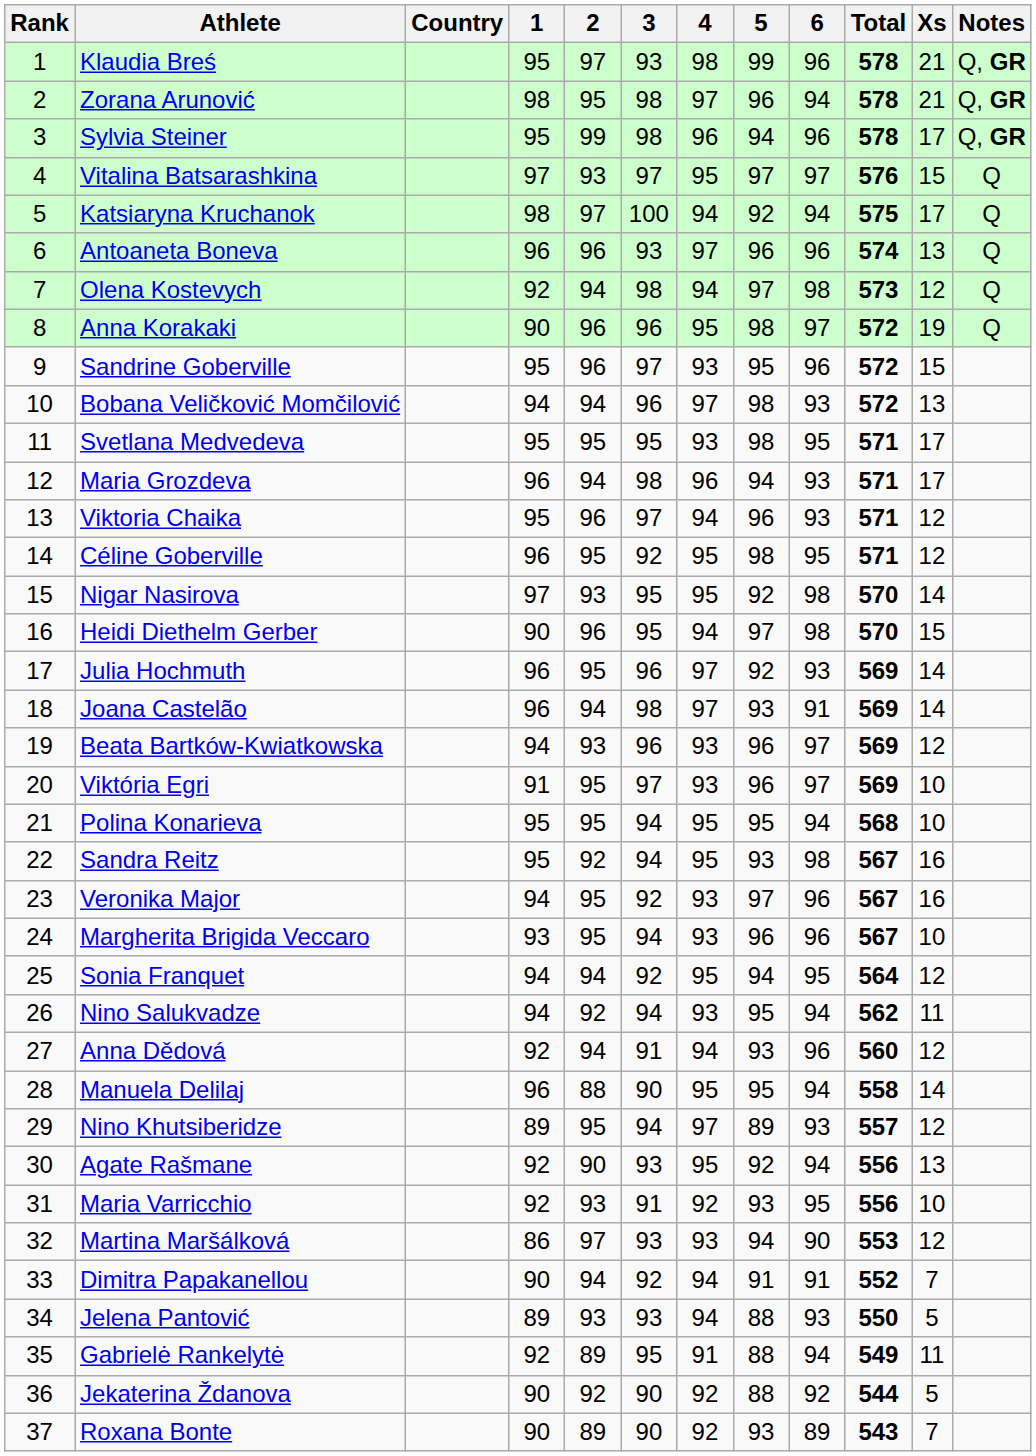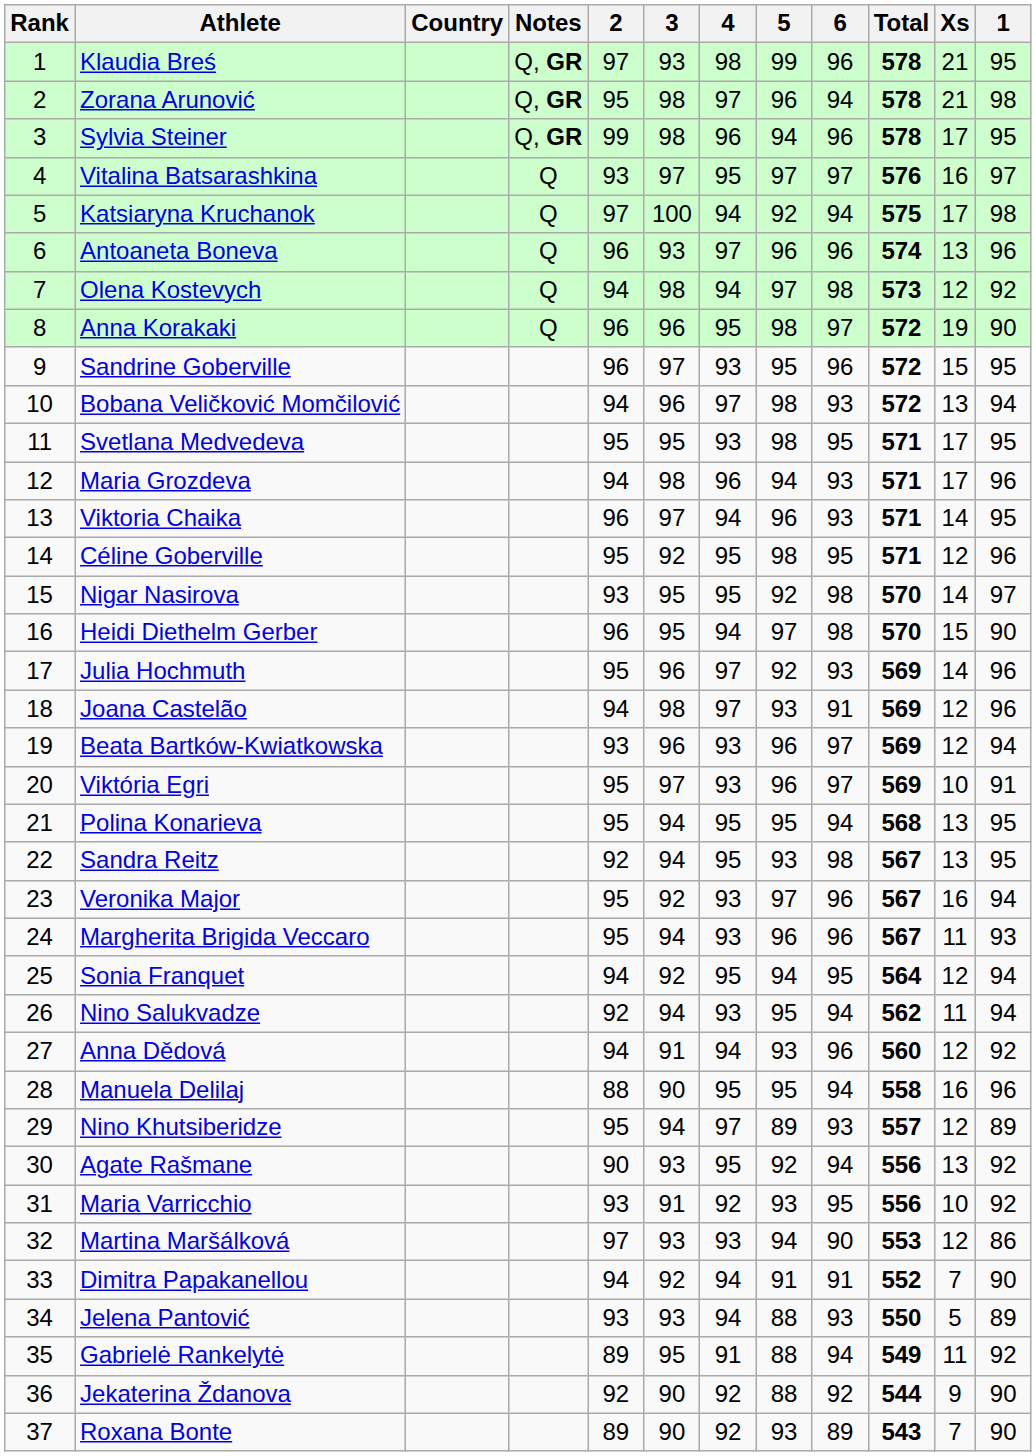columns swapped: (537, 23) <-> (992, 23)
(932, 175) 15 -> (955, 175) 16
(932, 518) 12 -> (955, 518) 14
(932, 708) 14 -> (955, 708) 12
(932, 822) 10 -> (955, 822) 13
(932, 860) 16 -> (955, 860) 13
(932, 937) 10 -> (955, 937) 11
(932, 1089) 14 -> (955, 1089) 16
(932, 1393) 5 -> (955, 1393) 9
